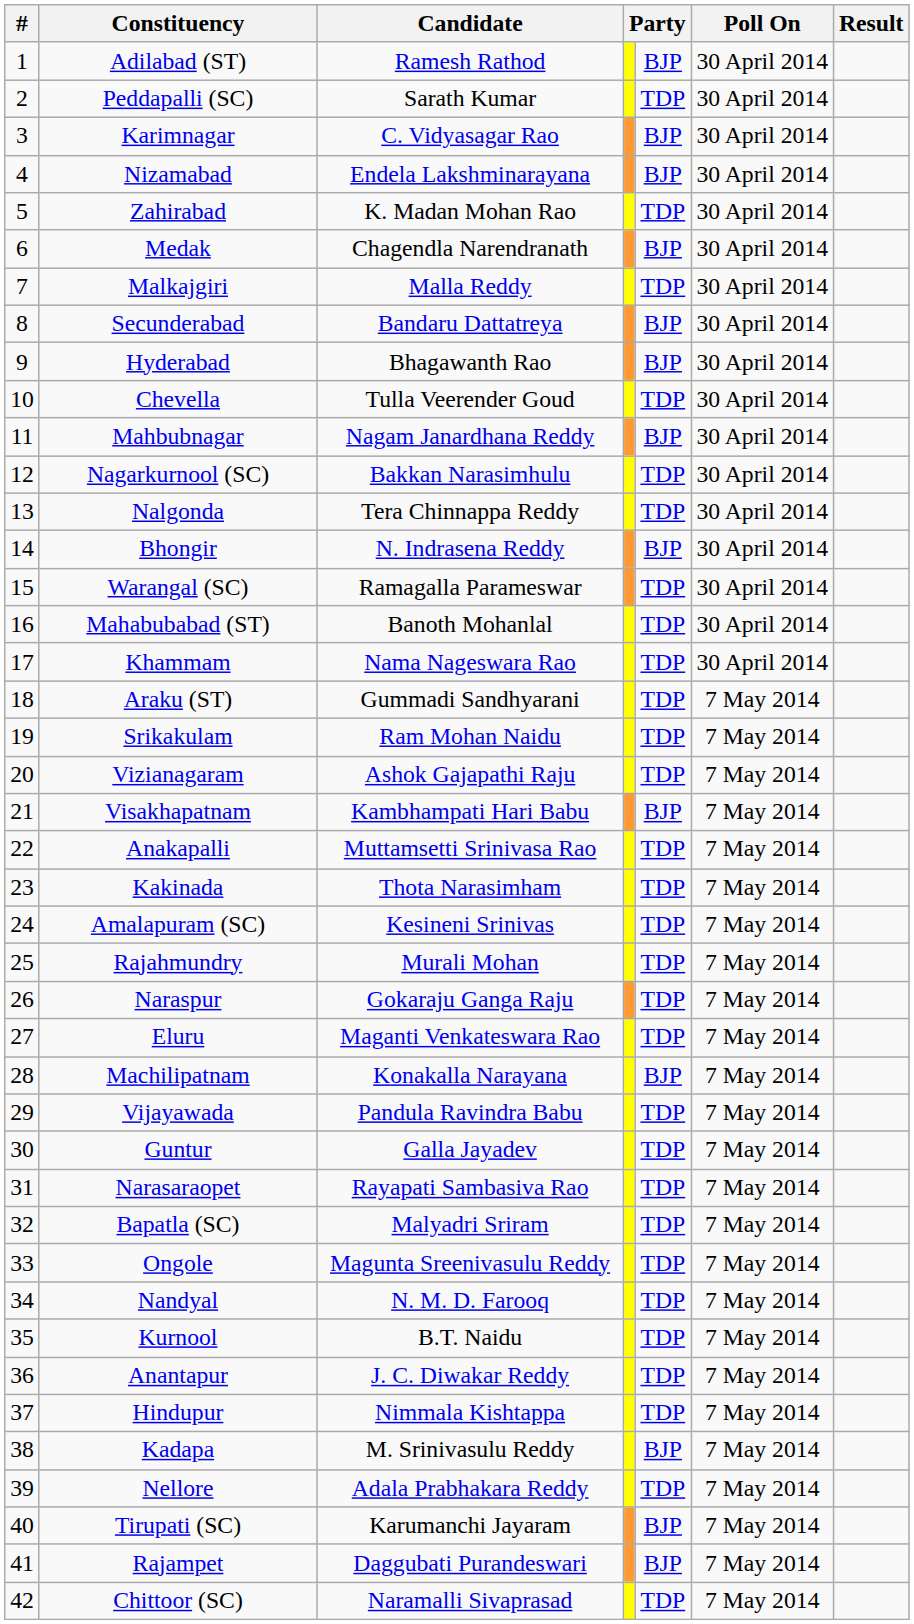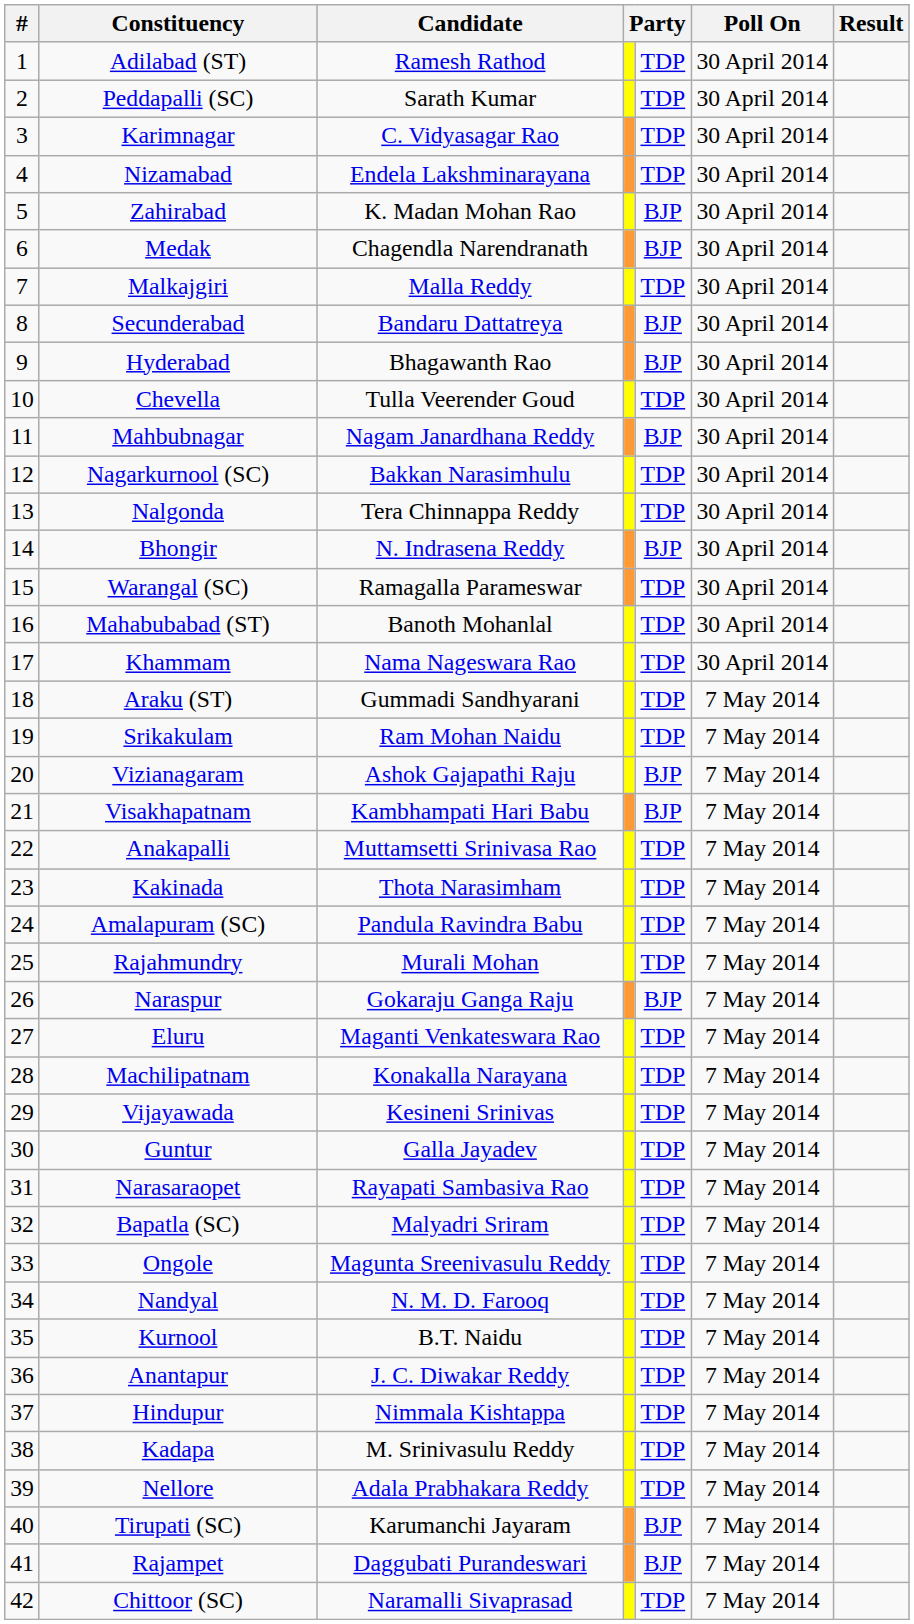(663, 60) BJP -> (663, 60) TDP
(663, 135) BJP -> (663, 135) TDP
(663, 173) BJP -> (663, 173) TDP
(663, 211) TDP -> (663, 211) BJP
(663, 774) TDP -> (663, 774) BJP
(470, 924) Kesineni Srinivas -> (470, 924) Pandula Ravindra Babu
(663, 999) TDP -> (663, 999) BJP
(663, 1074) BJP -> (663, 1074) TDP
(470, 1112) Pandula Ravindra Babu -> (470, 1112) Kesineni Srinivas
(663, 1450) BJP -> (663, 1450) TDP
